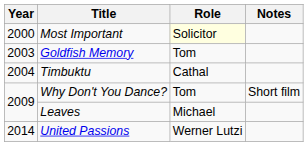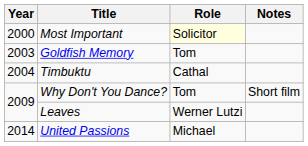(194, 111) Michael -> (208, 111) Werner Lutzi
(208, 131) Werner Lutzi -> (194, 131) Michael
